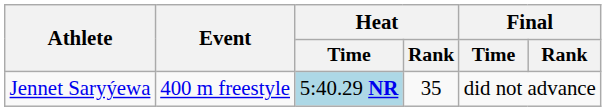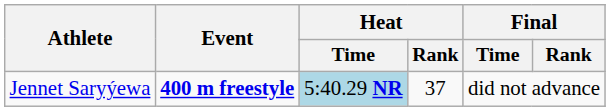(225, 89) normal -> (227, 89) bold
(431, 89) 35 -> (435, 89) 37
